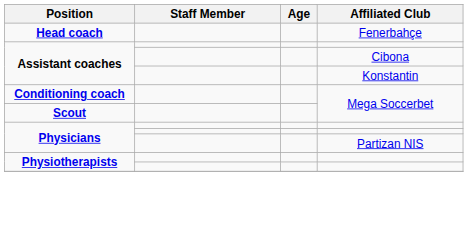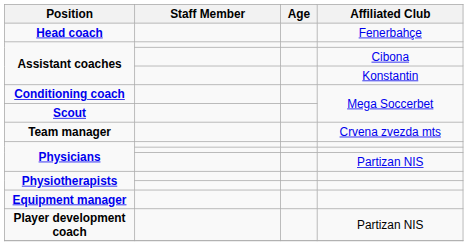+ row: (70, 132)
+ row: (70, 199)
+ row: (70, 225)
